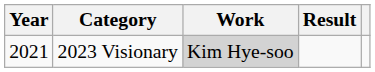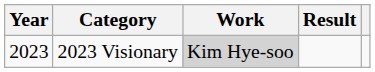(29, 51) 2021 -> (29, 51) 2023
